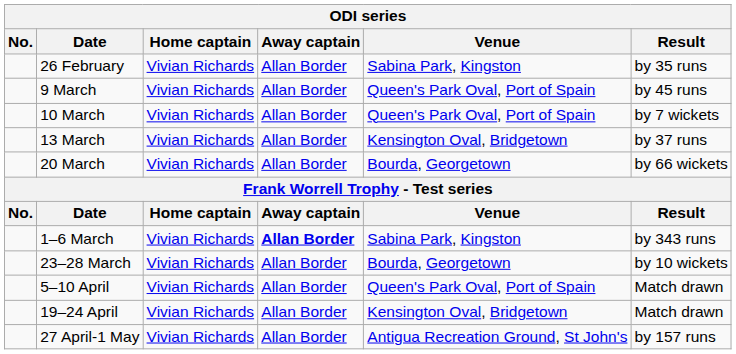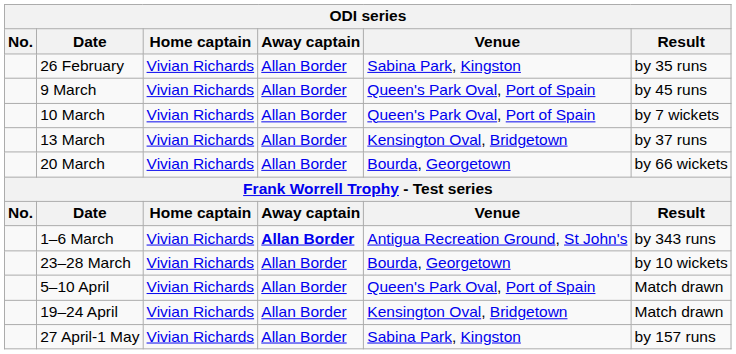(444, 238) Sabina Park, Kingston -> (497, 238) Antigua Recreation Ground, St John's
(497, 336) Antigua Recreation Ground, St John's -> (444, 336) Sabina Park, Kingston
